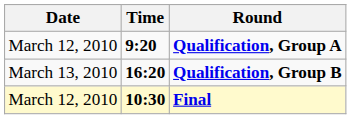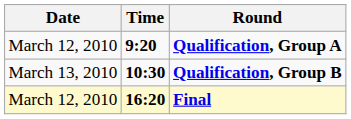(145, 72) 16:20 -> (145, 72) 10:30
(145, 99) 10:30 -> (145, 99) 16:20
